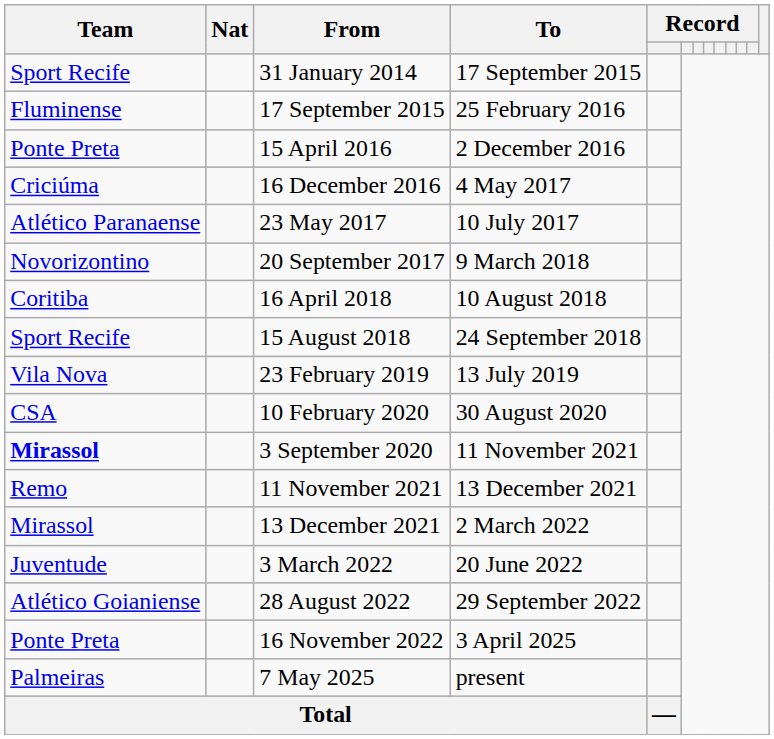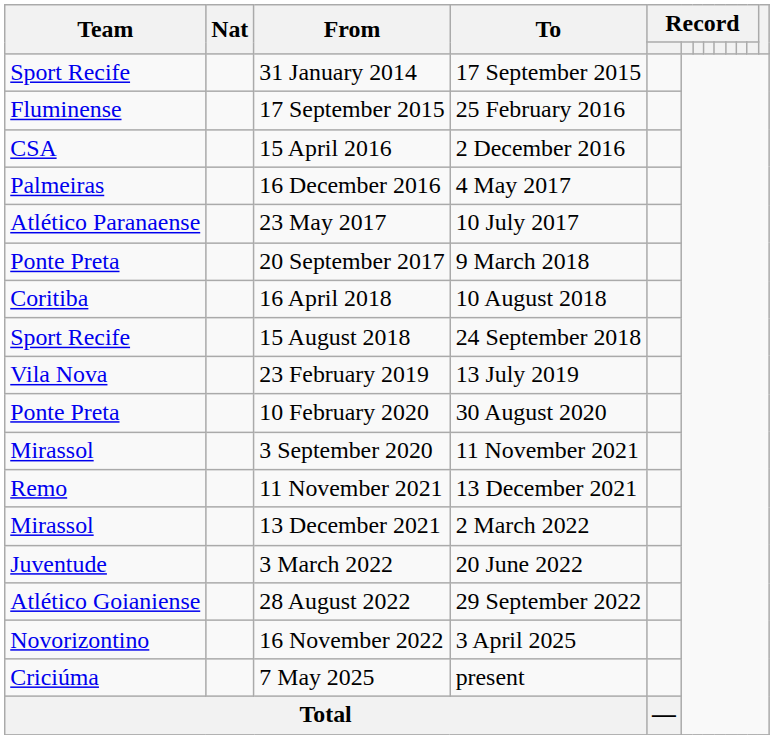(65, 147) Ponte Preta -> (33, 147) CSA
(55, 185) Criciúma -> (57, 185) Palmeiras
(80, 261) Novorizontino -> (65, 261) Ponte Preta
(33, 412) CSA -> (65, 412) Ponte Preta
(55, 450) bold -> (52, 450) normal
(65, 639) Ponte Preta -> (80, 639) Novorizontino
(57, 677) Palmeiras -> (55, 677) Criciúma
